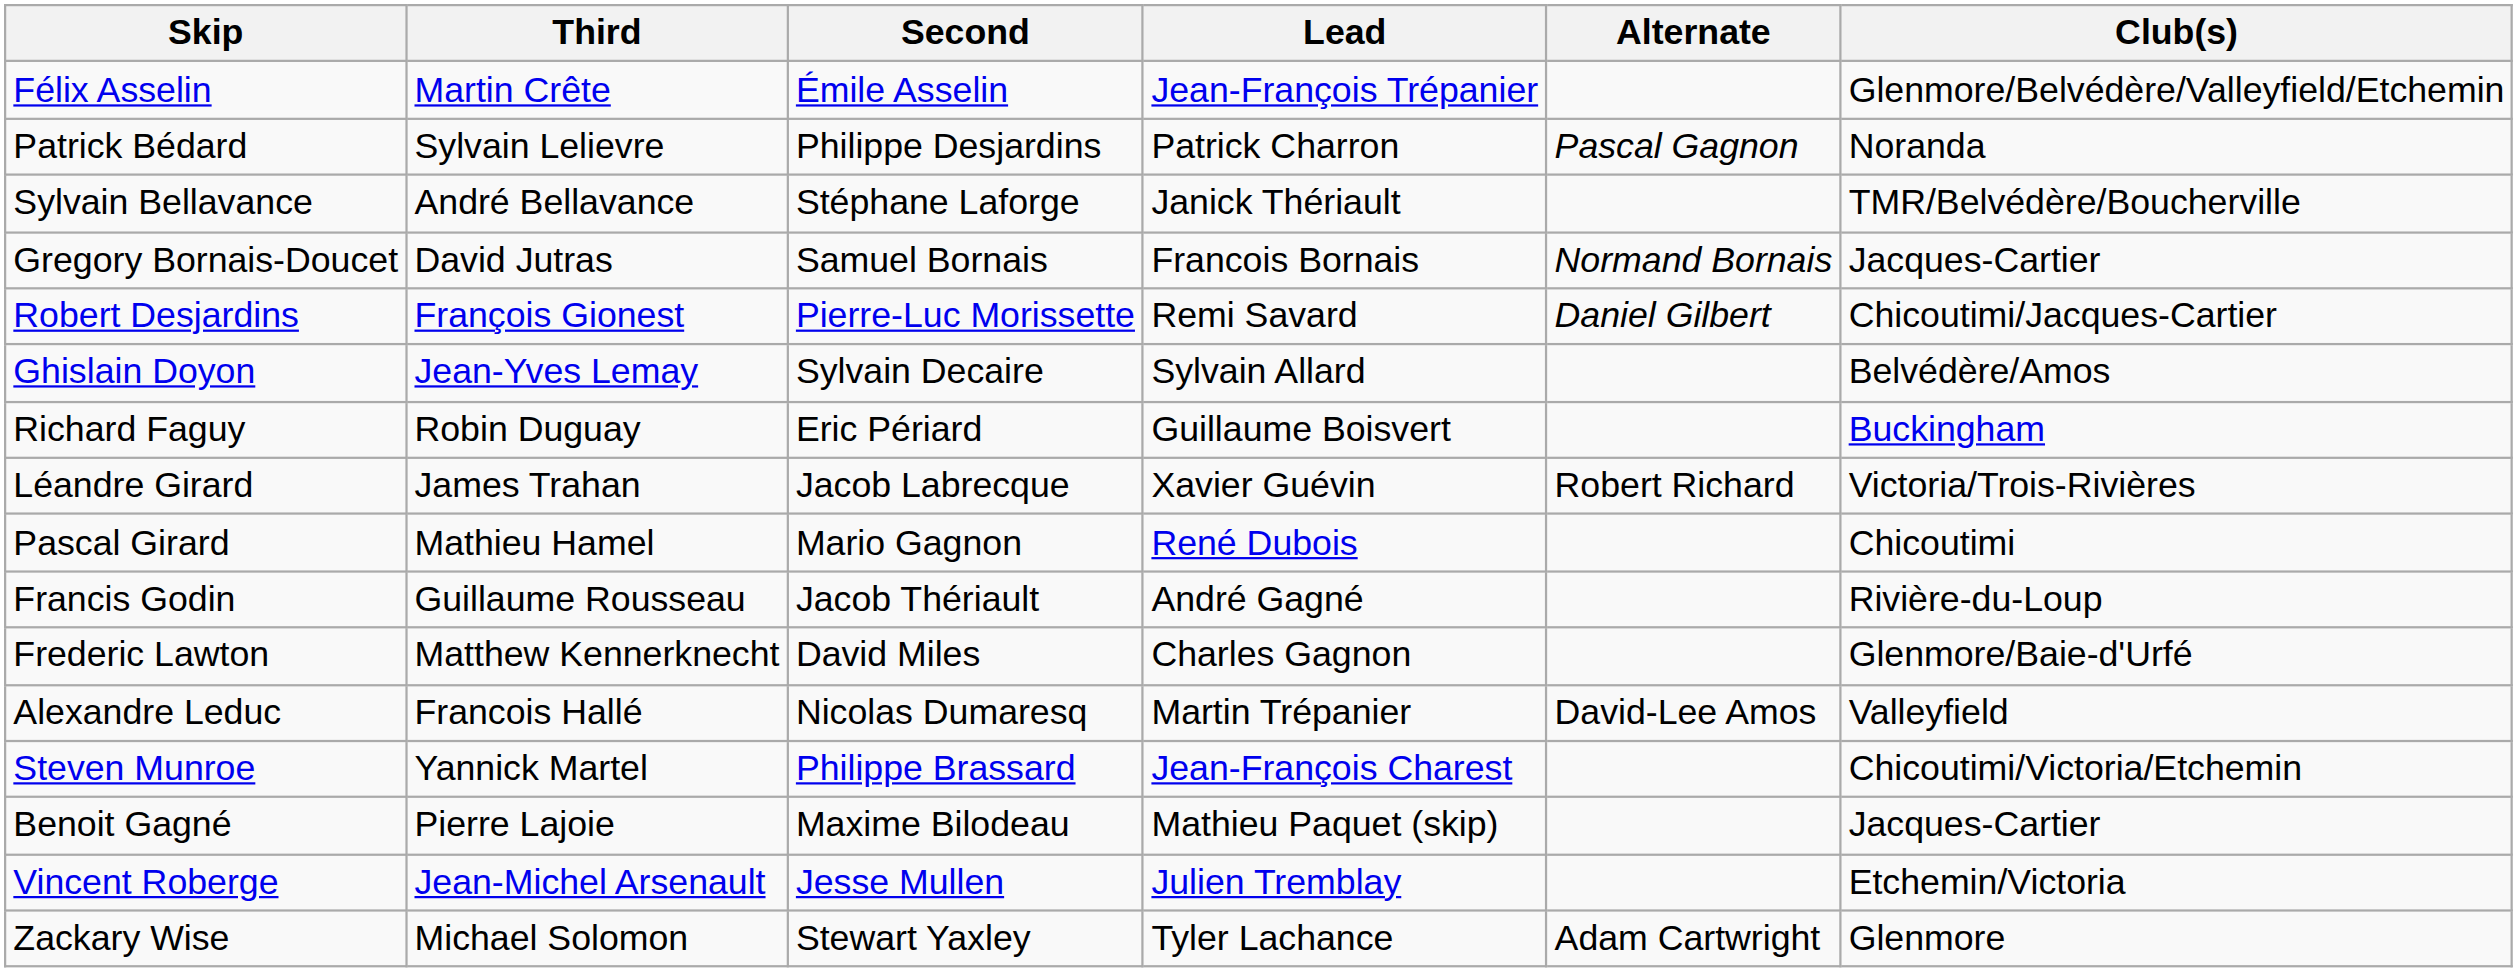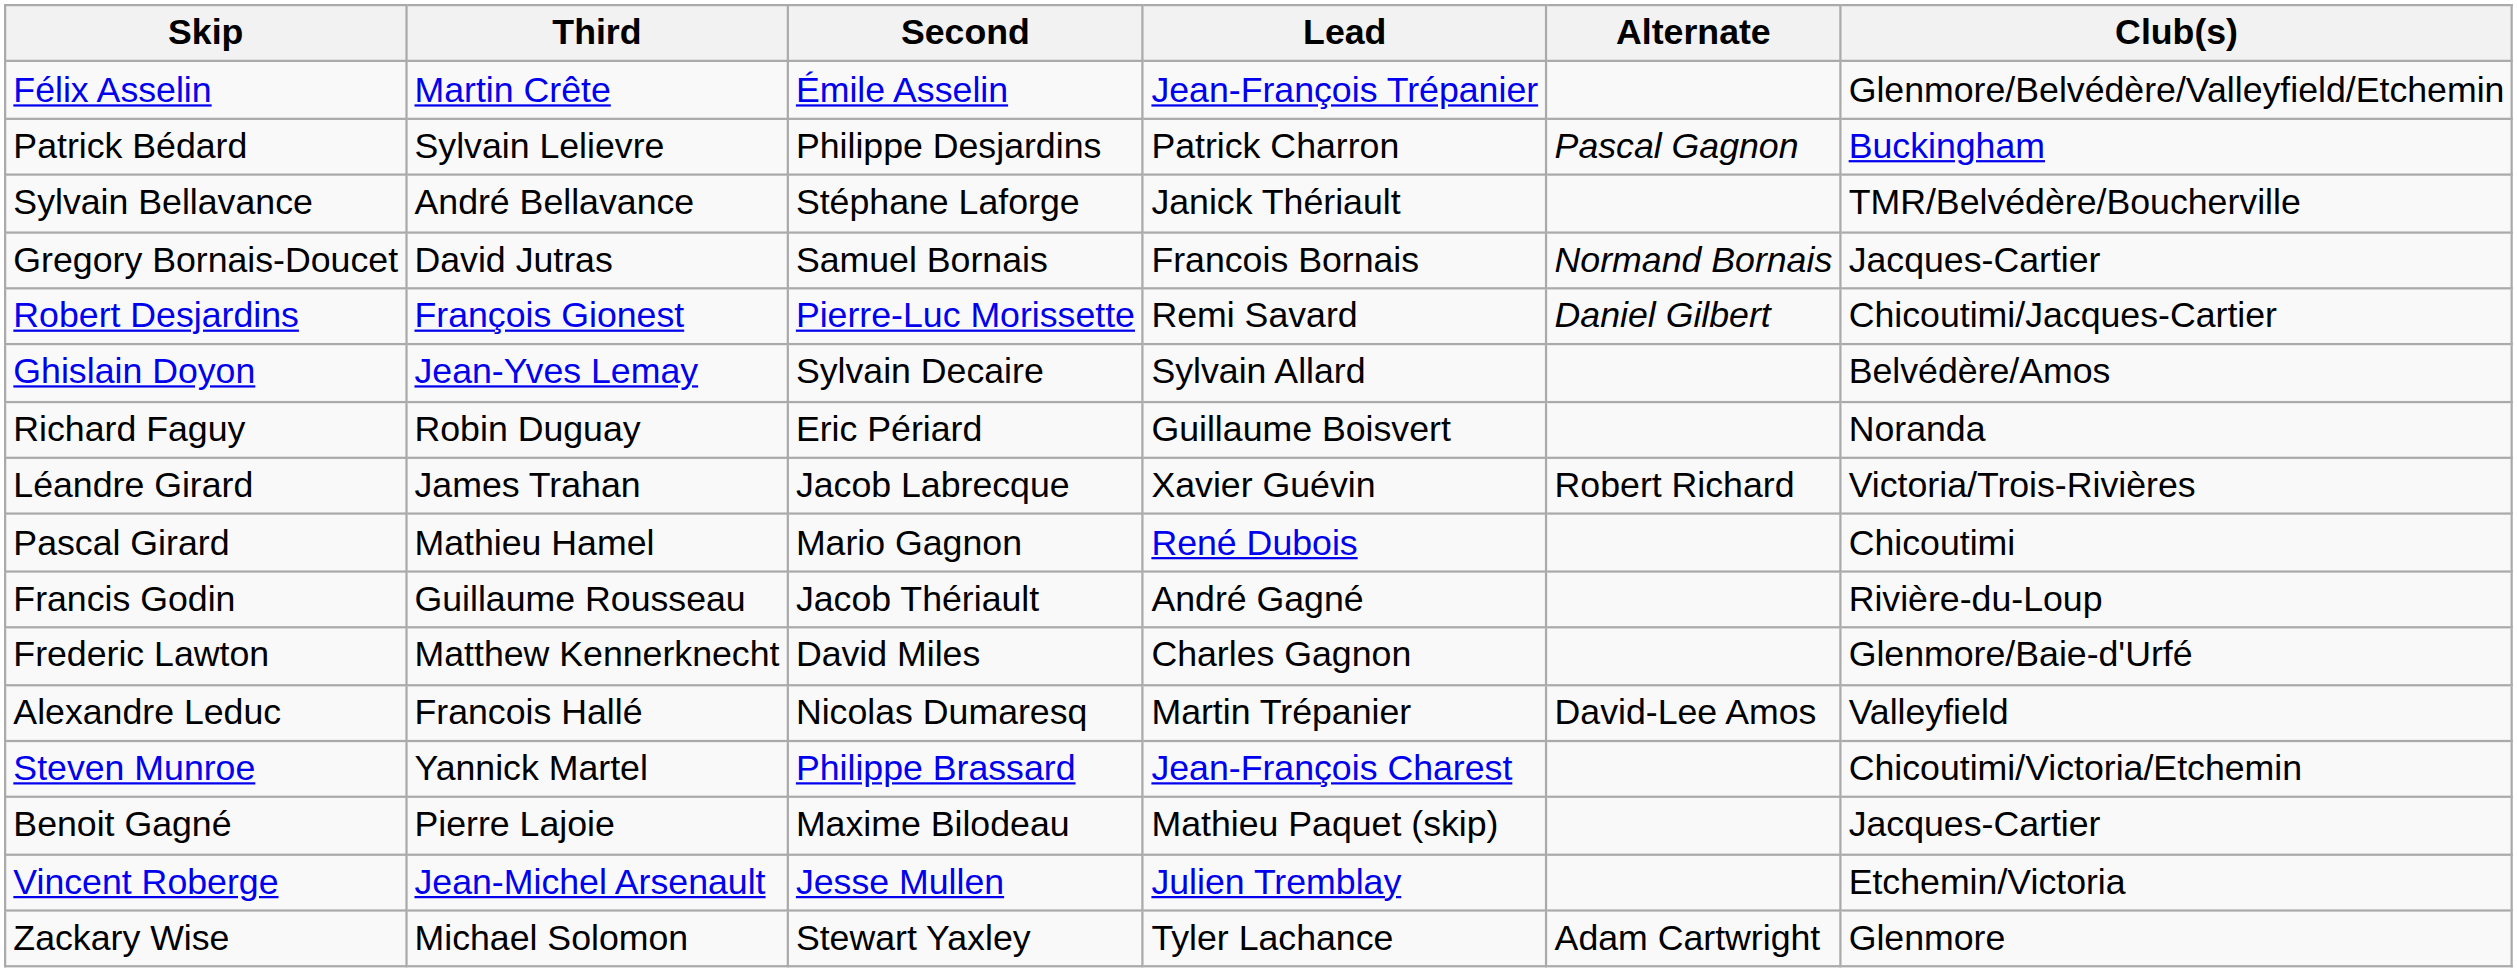(1917, 145) Noranda -> (1947, 145) Buckingham
(1947, 428) Buckingham -> (1917, 428) Noranda
